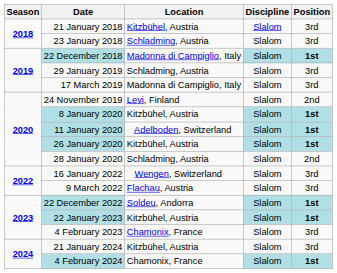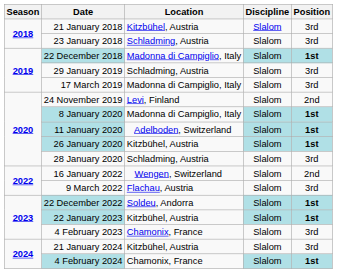(163, 115) Kitzbühel, Austria -> (184, 115) Madonna di Campiglio, Italy
(312, 159) 2nd -> (312, 159) 3rd
(312, 173) 3rd -> (312, 173) 2nd
